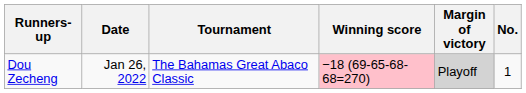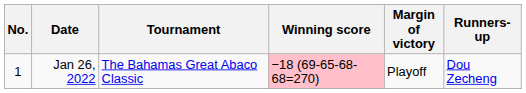columns swapped: (508, 29) <-> (43, 29)
(457, 71) lightgrey background -> (407, 71) no background
